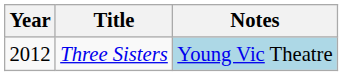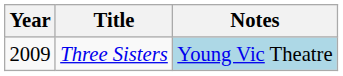(30, 53) 2012 -> (30, 53) 2009
